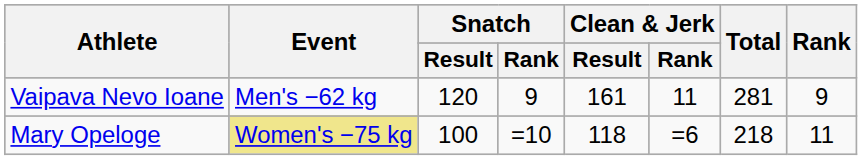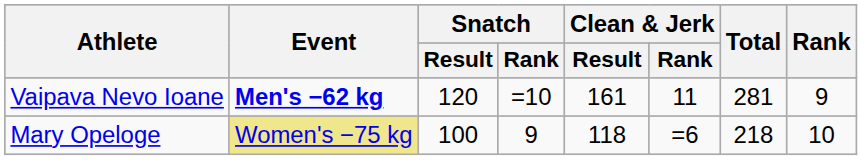(306, 98) normal -> (309, 98) bold
(531, 98) 9 -> (531, 98) =10
(531, 135) =10 -> (531, 135) 9
(822, 135) 11 -> (822, 135) 10
